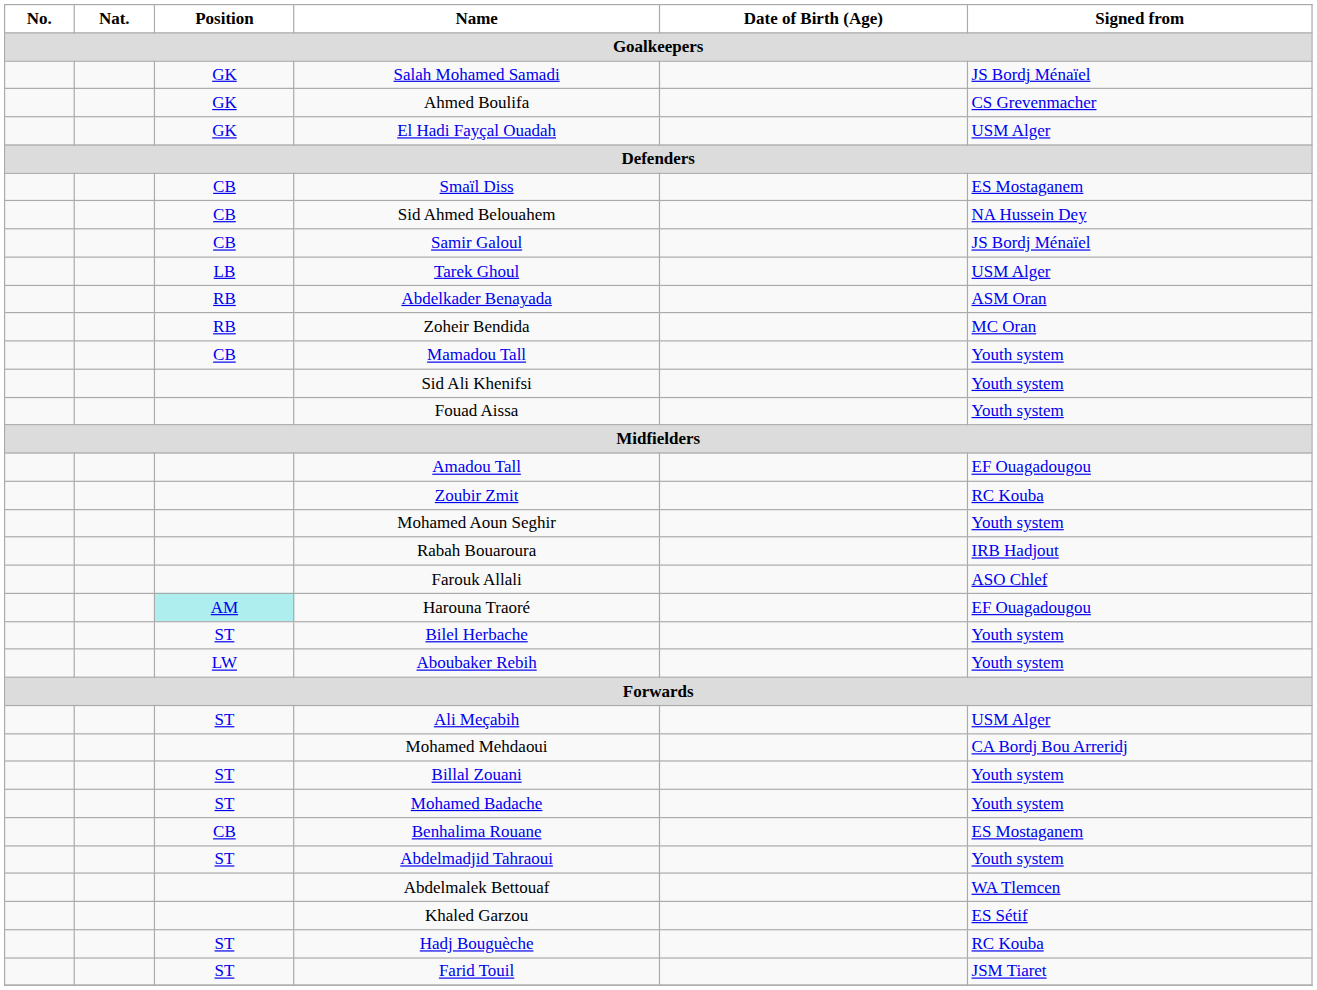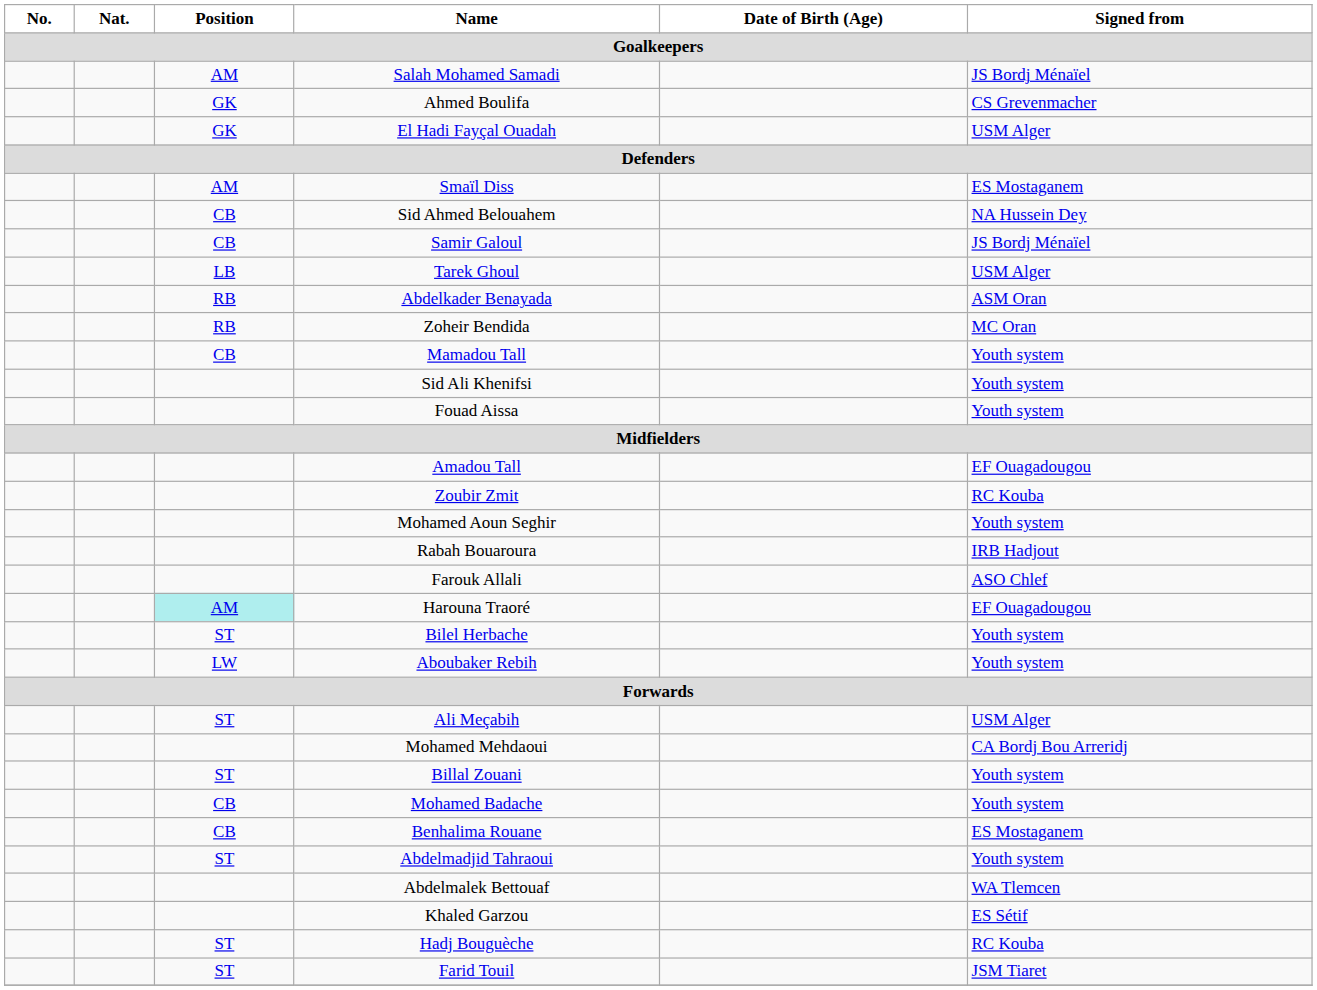(224, 74) GK -> (224, 74) AM
(224, 187) CB -> (224, 187) AM
(224, 803) ST -> (224, 803) CB
